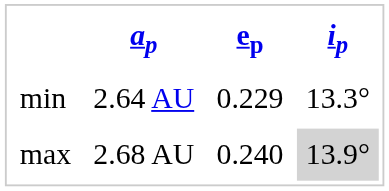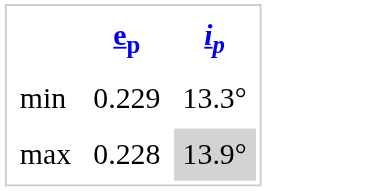- column: (144, 39)
(250, 154) 0.240 -> (127, 154) 0.228
